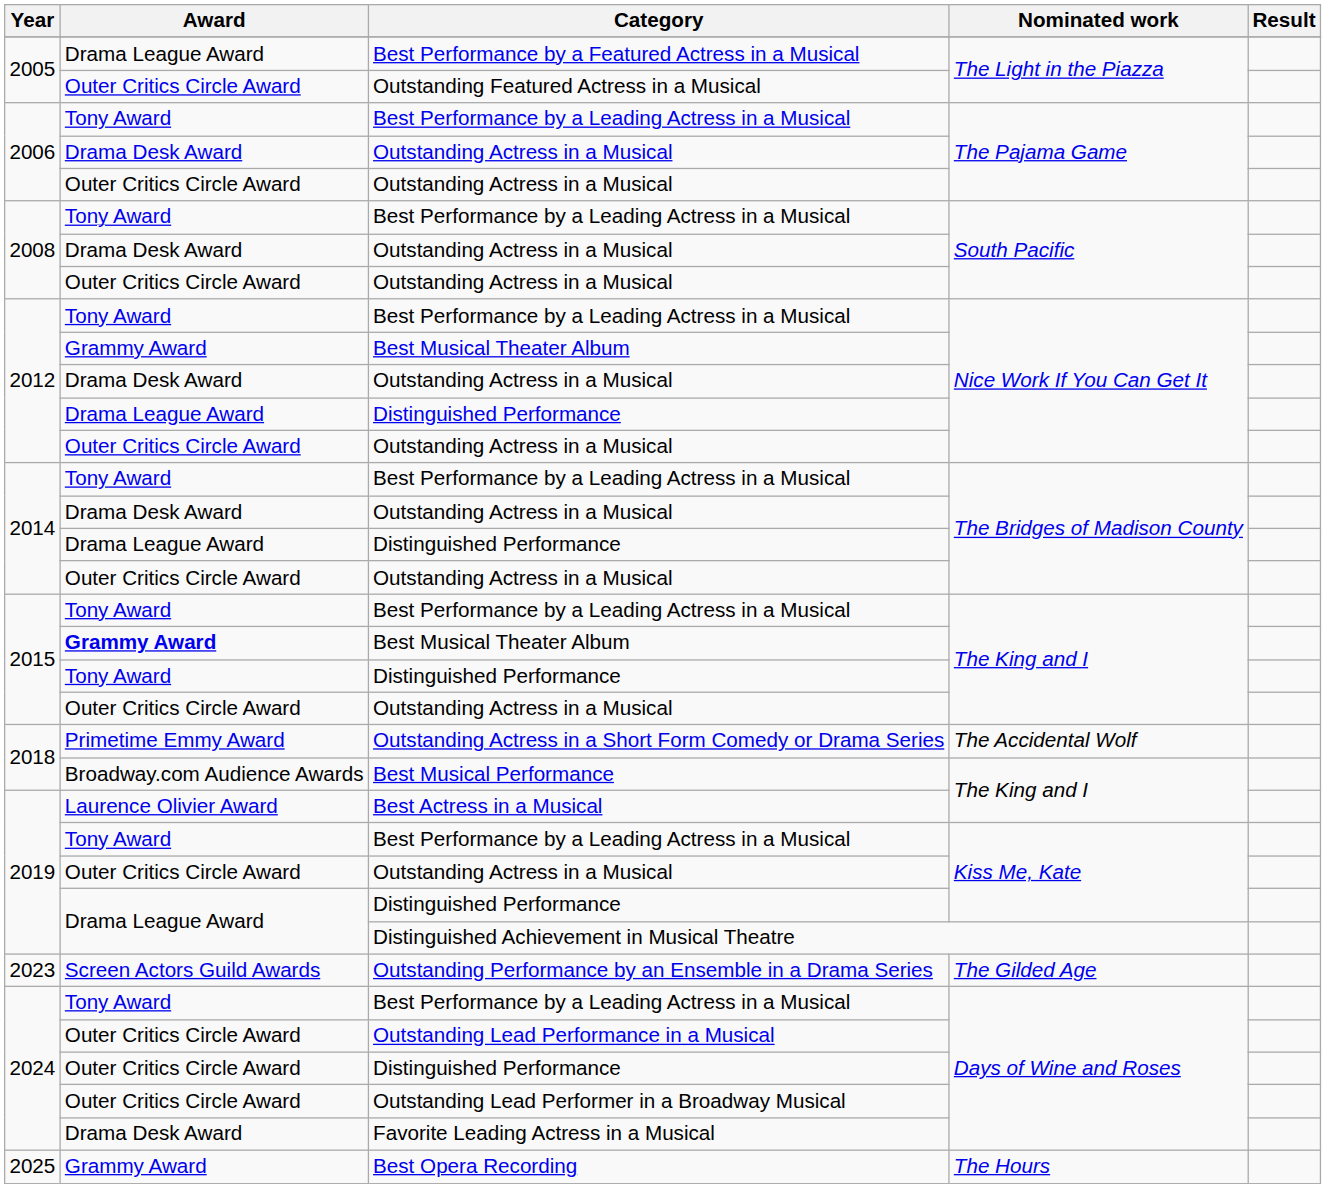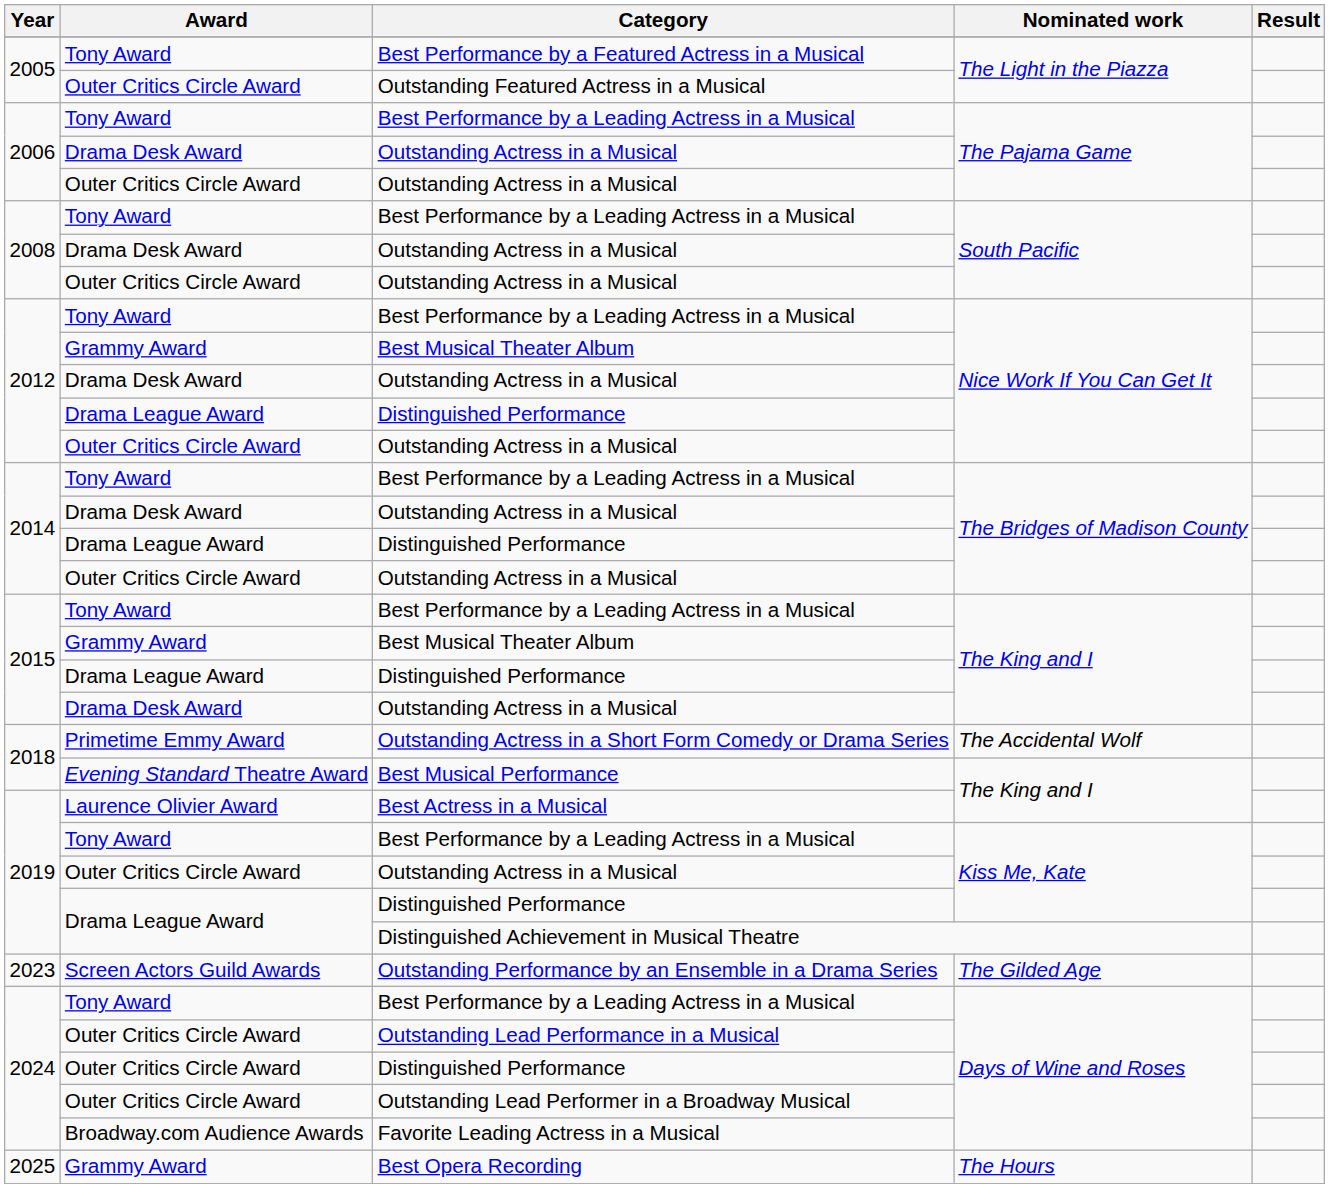(164, 53) Drama League Award -> (118, 53) Tony Award
(141, 642) bold -> (136, 642) normal
(118, 675) Tony Award -> (164, 675) Drama League Award
(183, 708) Outer Critics Circle Award -> (154, 708) Drama Desk Award
(214, 773) Broadway.com Audience Awards -> (216, 773) Evening Standard Theatre Award
(154, 1133) Drama Desk Award -> (214, 1133) Broadway.com Audience Awards
